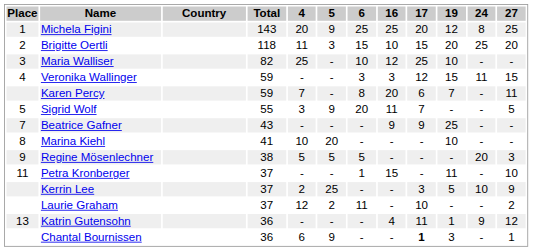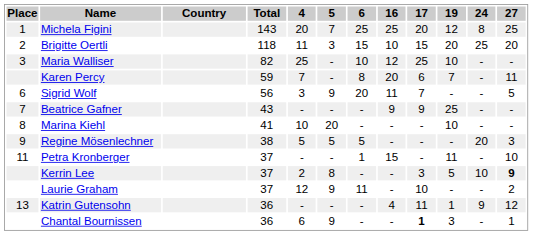(332, 30) 9 -> (332, 30) 7
- row: (89, 78)
(22, 109) 5 -> (22, 93) 6
(267, 109) 55 -> (267, 93) 56
(332, 189) 25 -> (332, 173) 8
(511, 189) normal -> (511, 173) bold
(332, 205) 2 -> (332, 189) 9
